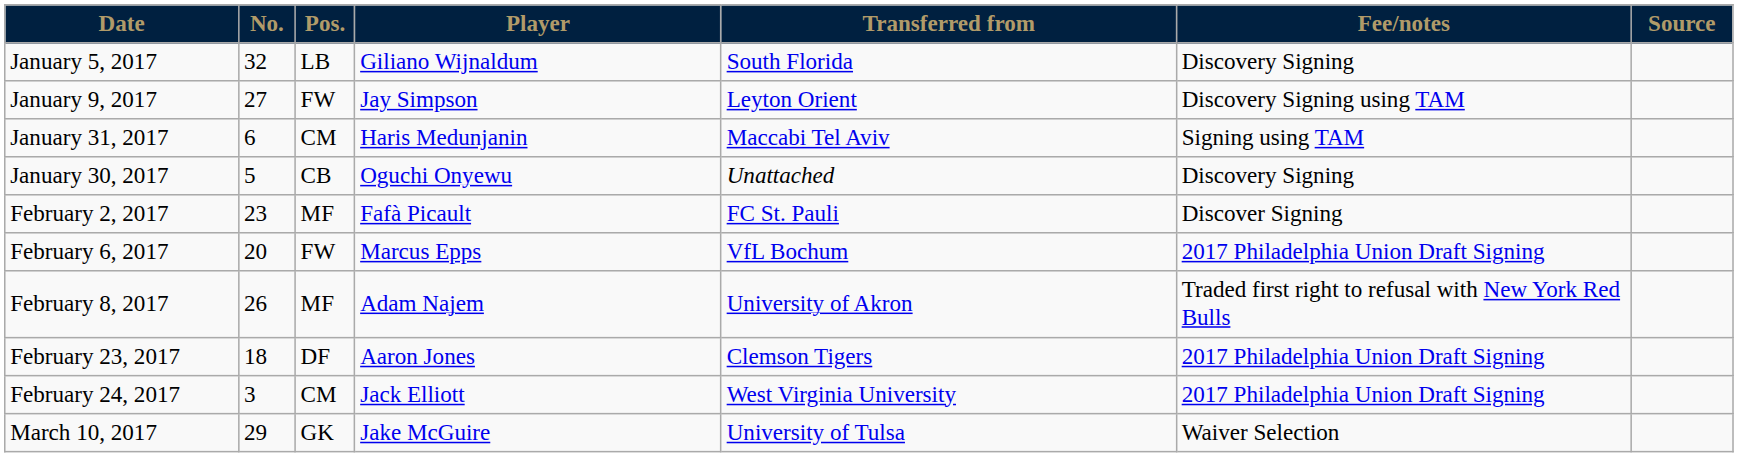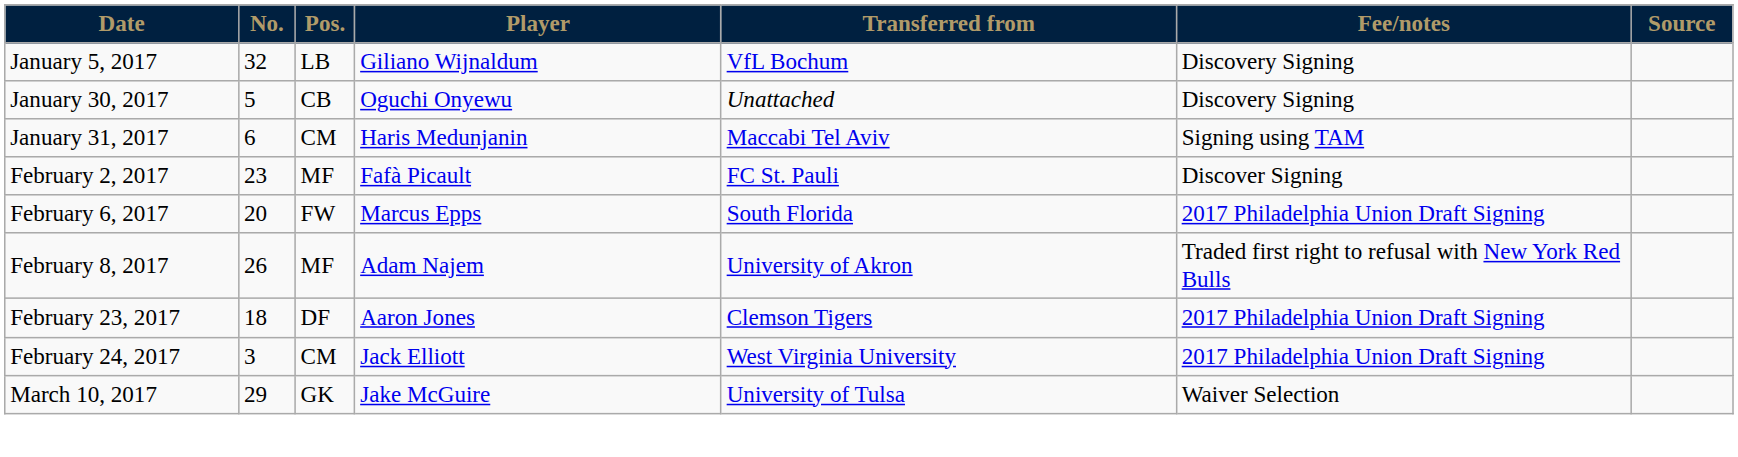(790, 61) South Florida -> (787, 61) VfL Bochum
- row: (84, 99)
rows swapped: (89, 176) <-> (89, 138)
(787, 252) VfL Bochum -> (790, 214) South Florida
